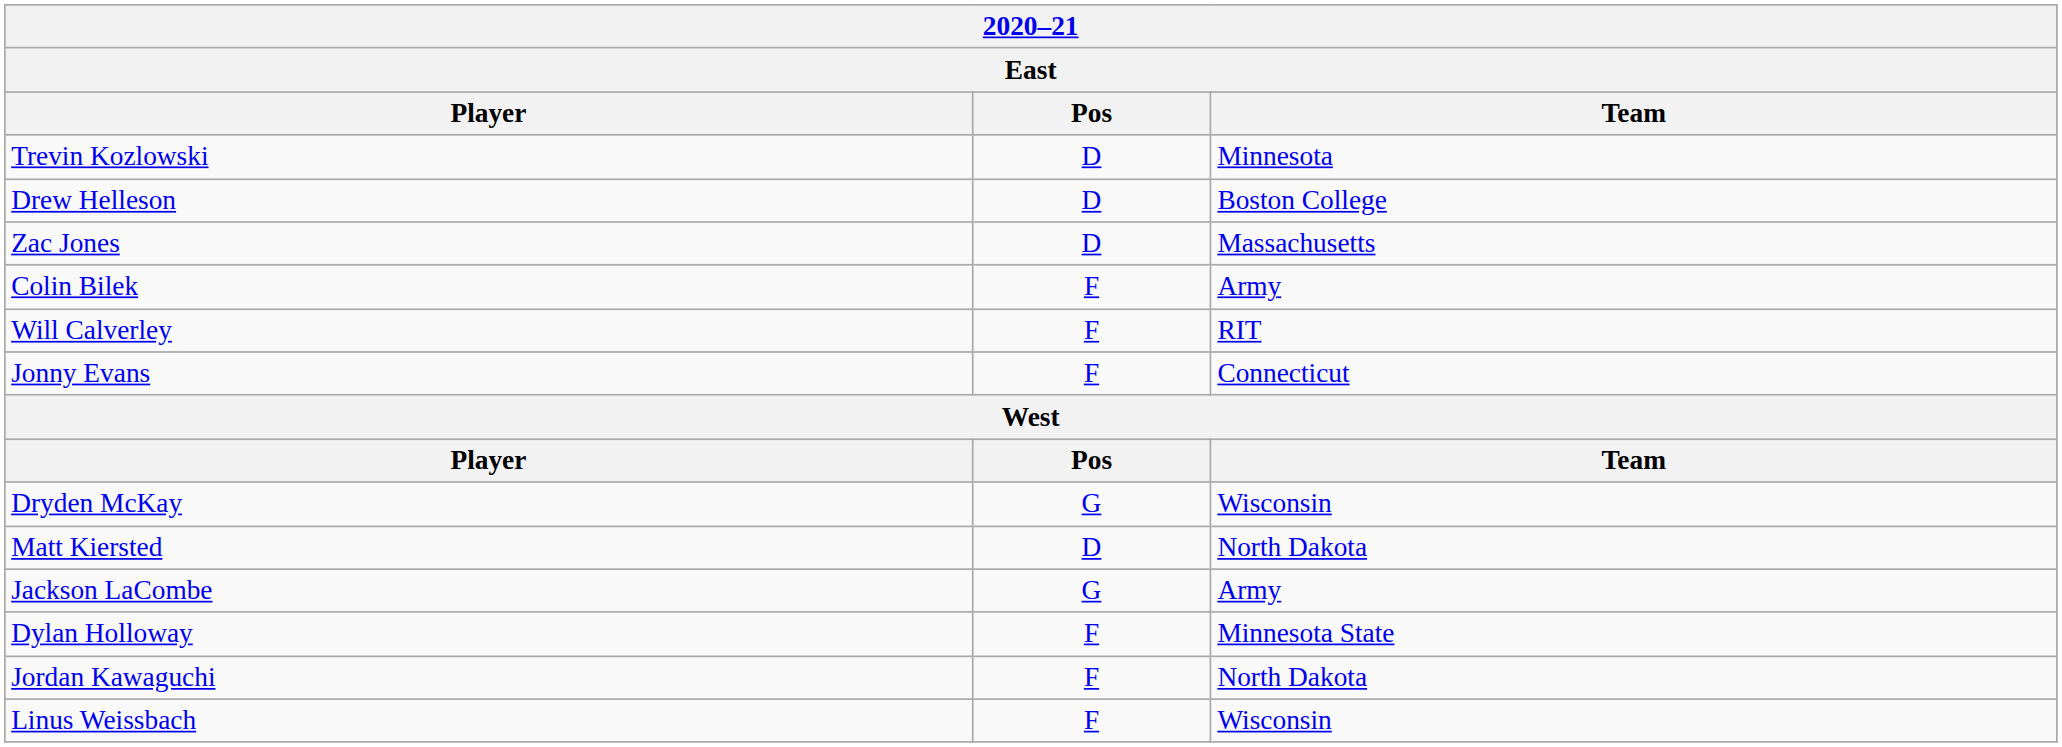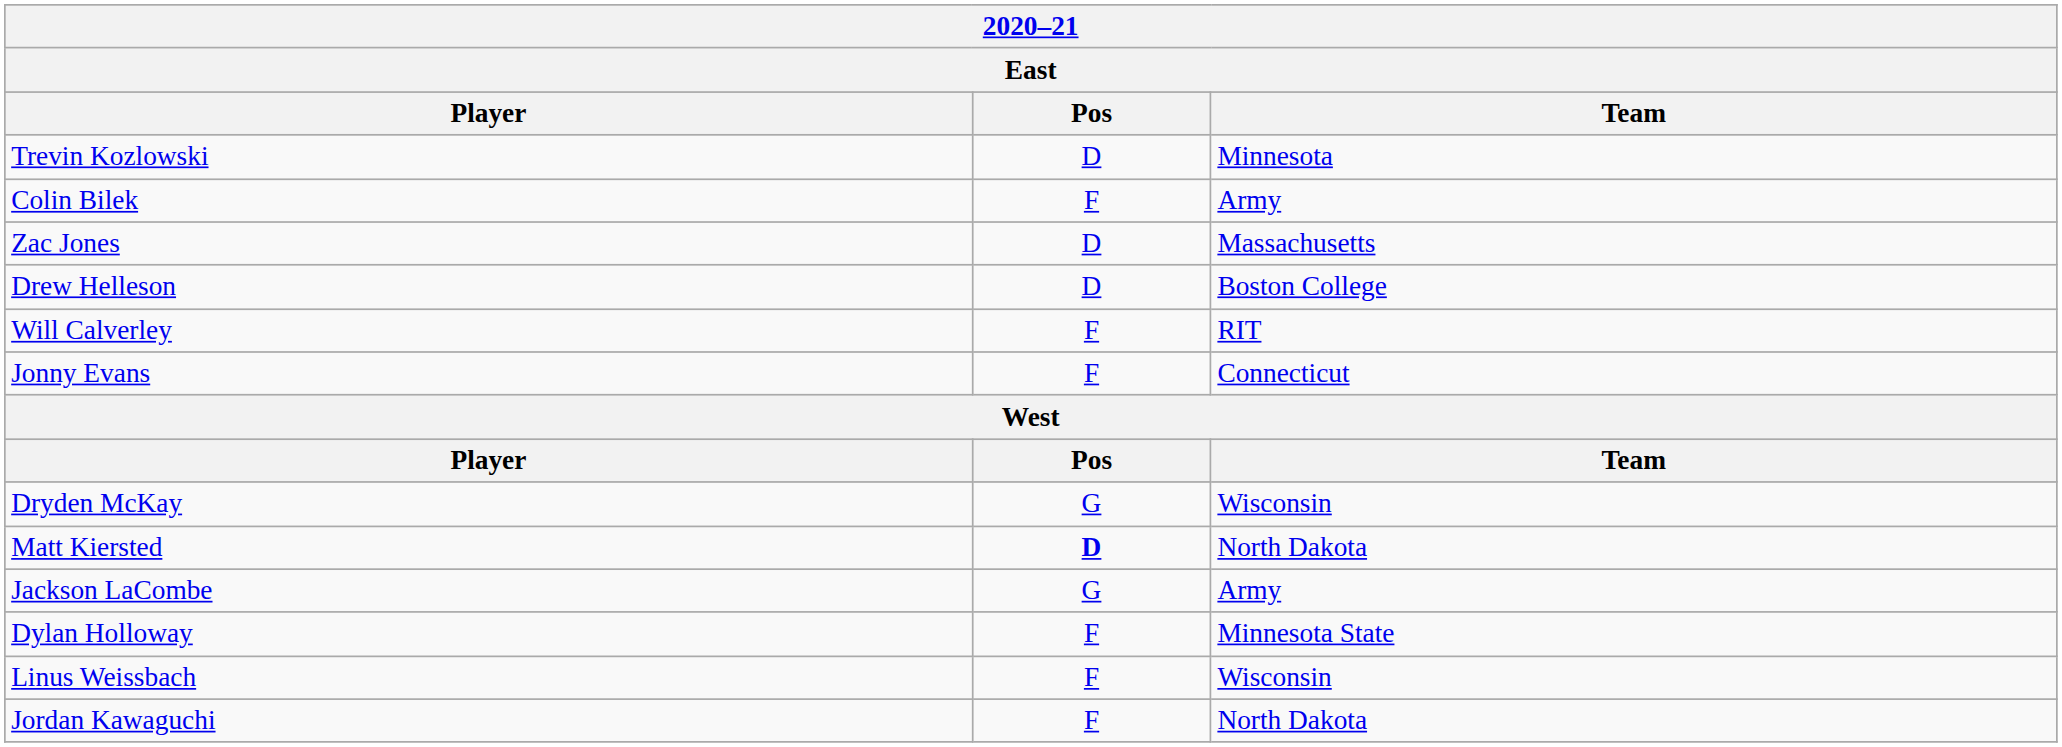rows swapped: (94, 199) <-> (75, 286)
(1092, 546) normal -> (1092, 546) bold
rows swapped: (113, 677) <-> (104, 720)
